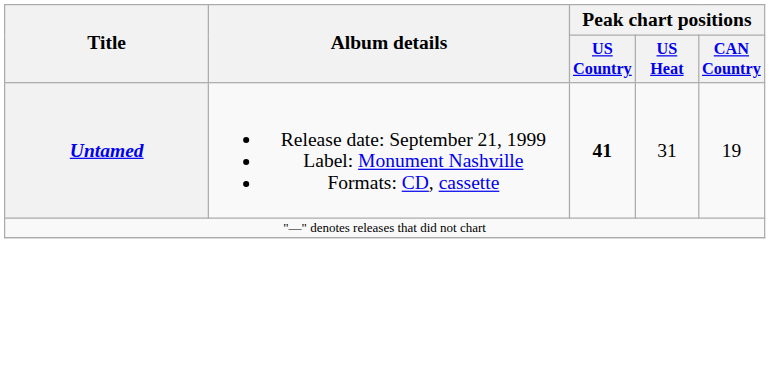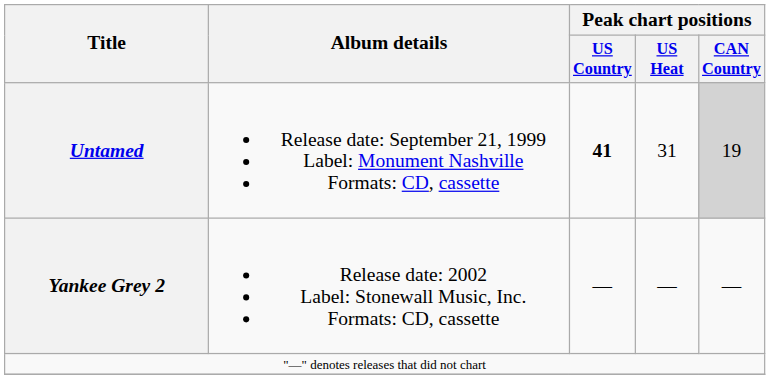(731, 150) no background -> (731, 150) lightgrey background
+ row: (107, 286)
